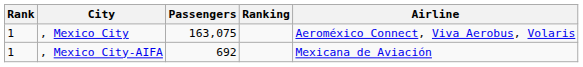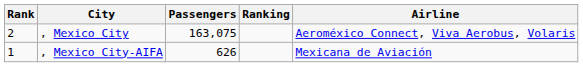(11, 33) 1 -> (11, 33) 2
(226, 52) 692 -> (226, 52) 626
